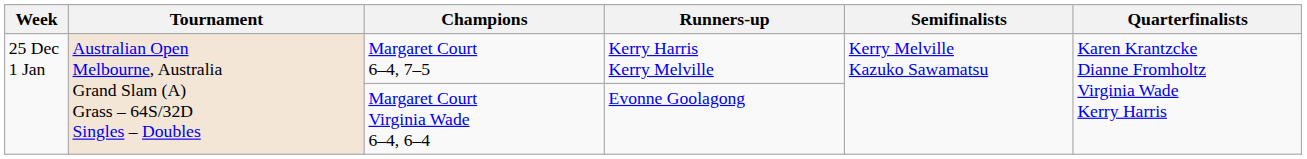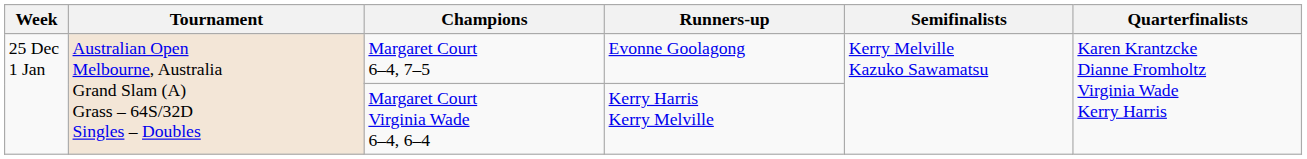(661, 58) Kerry Harris Kerry Melville -> (677, 48) Evonne Goolagong
(677, 98) Evonne Goolagong -> (661, 108) Kerry Harris Kerry Melville
